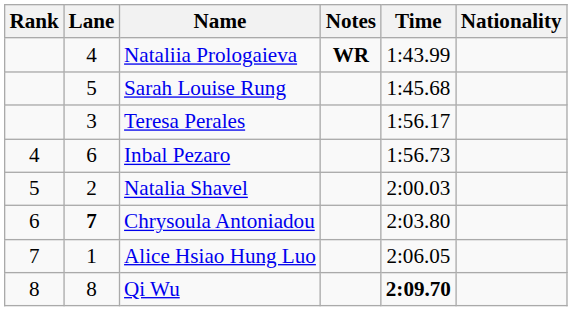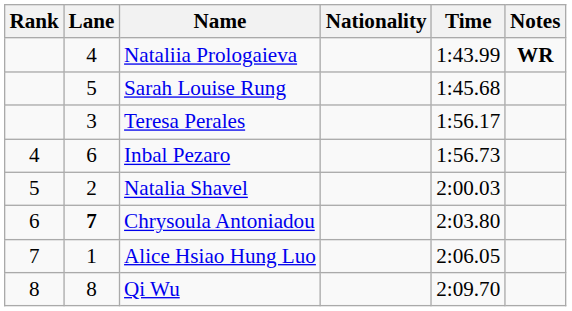columns swapped: (511, 21) <-> (351, 21)
(418, 289) bold -> (468, 289) normal
